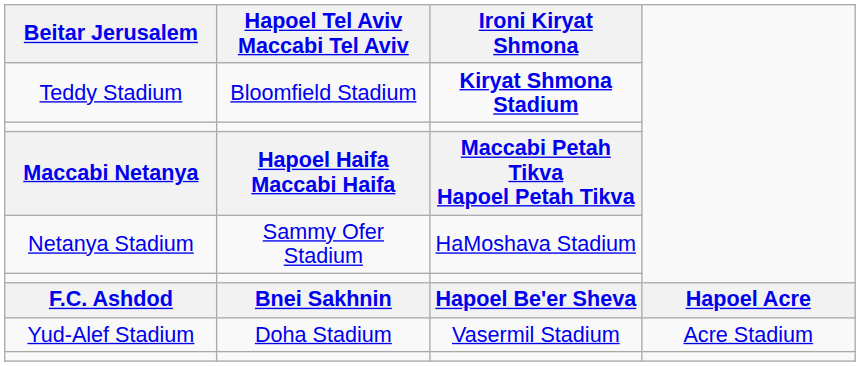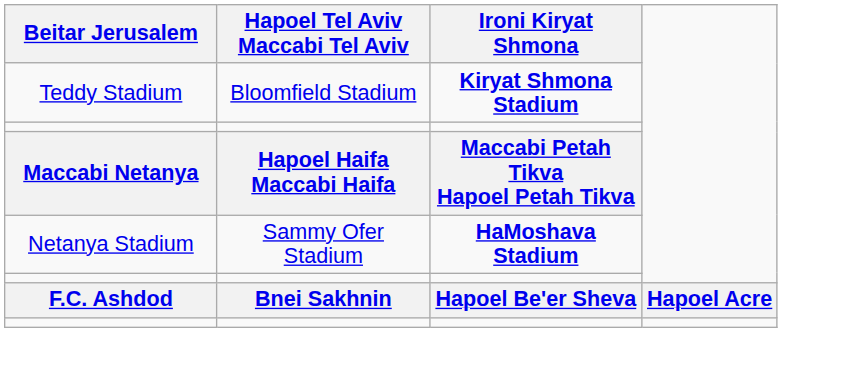(536, 243) normal -> (536, 243) bold
- row: (111, 334)
